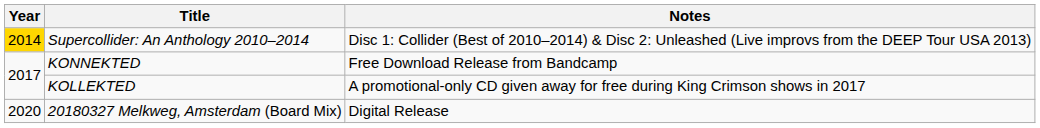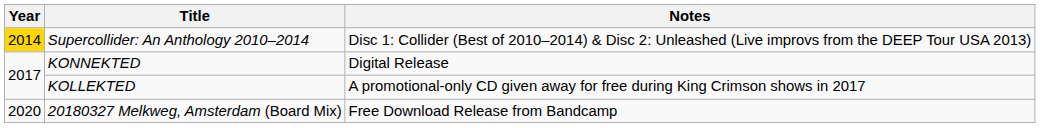(483, 63) Free Download Release from Bandcamp -> (399, 63) Digital Release
(399, 110) Digital Release -> (483, 110) Free Download Release from Bandcamp
